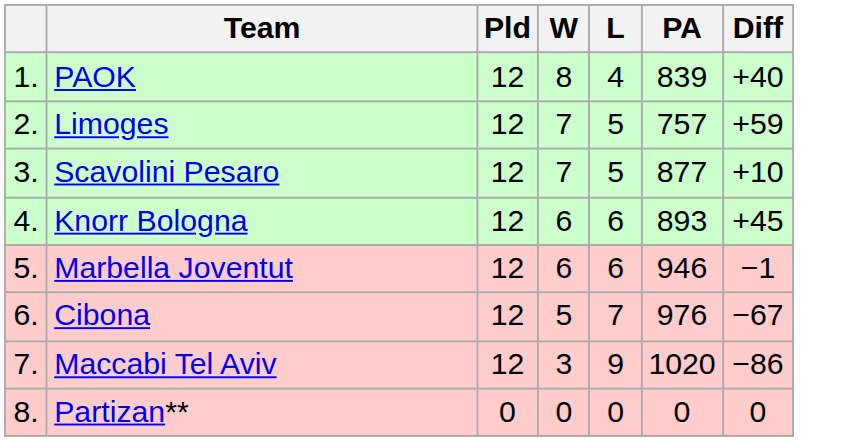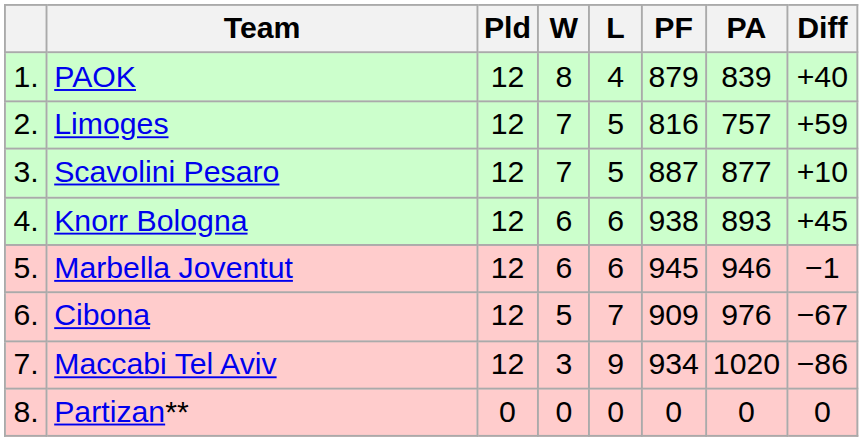+ column: (674, 28)
